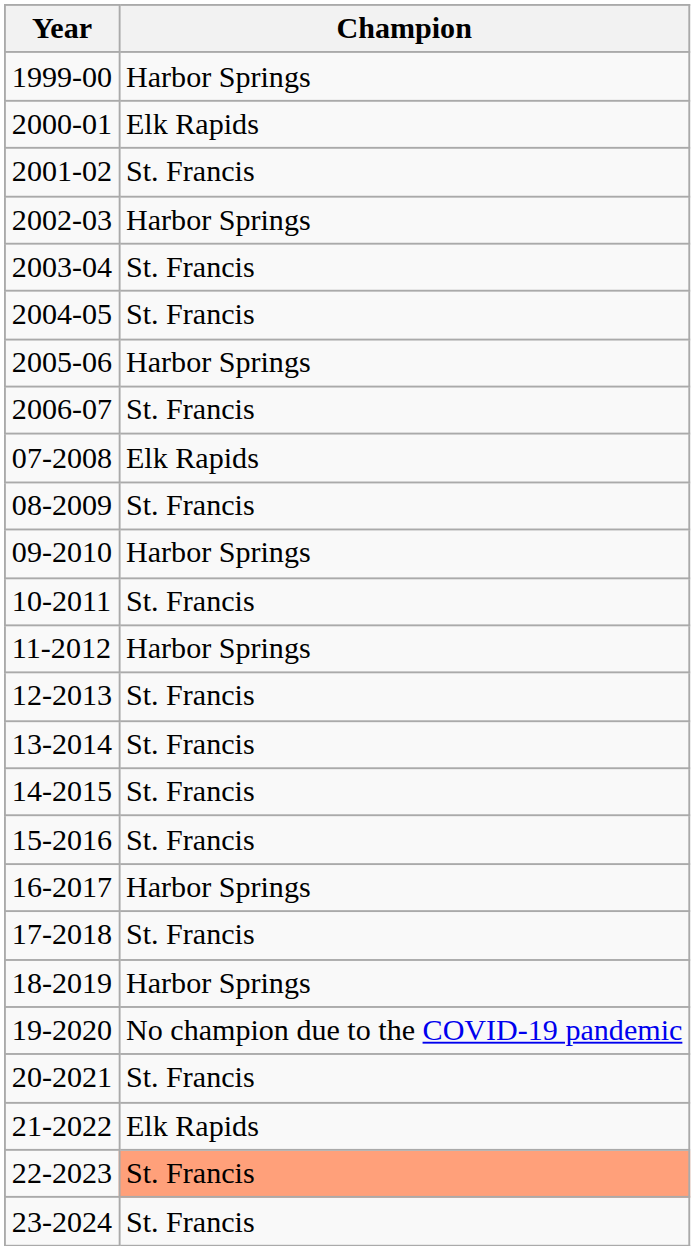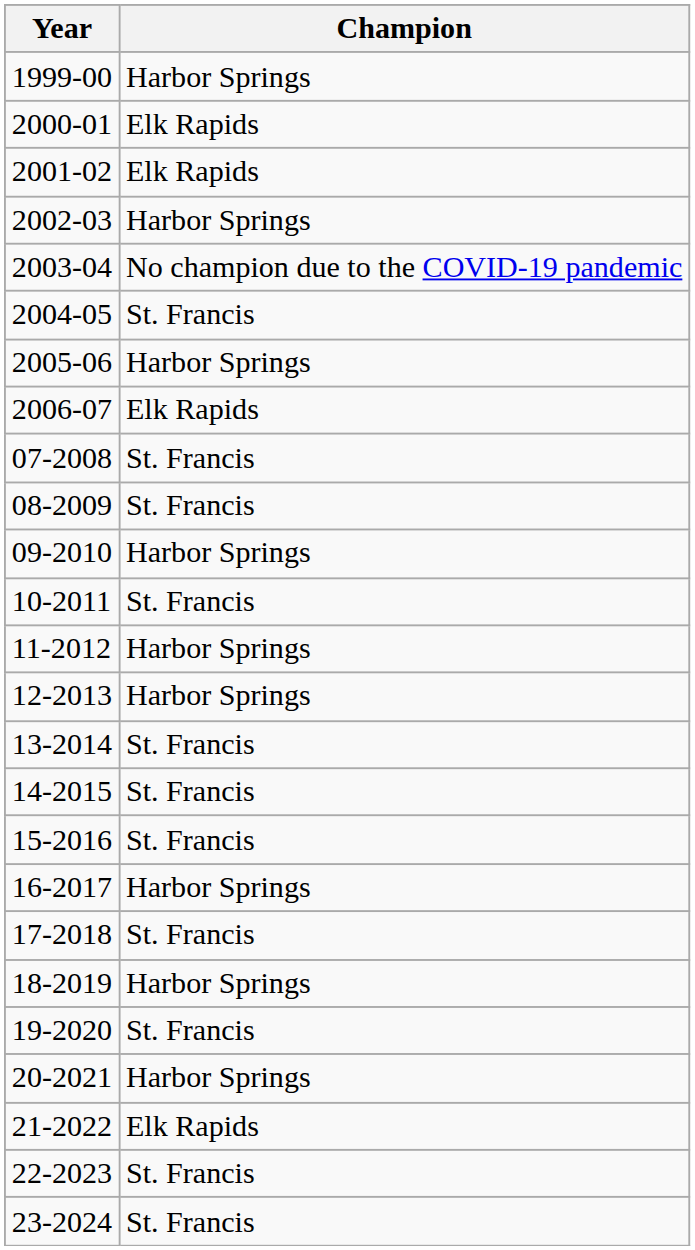(190, 171) St. Francis -> (192, 171) Elk Rapids
(190, 266) St. Francis -> (404, 266) No champion due to the COVID-19 pandemic
(190, 409) St. Francis -> (192, 409) Elk Rapids
(192, 457) Elk Rapids -> (190, 457) St. Francis
(190, 696) St. Francis -> (218, 696) Harbor Springs
(404, 1030) No champion due to the COVID-19 pandemic -> (190, 1030) St. Francis
(190, 1077) St. Francis -> (218, 1077) Harbor Springs
(190, 1173) lightsalmon background -> (190, 1173) no background
